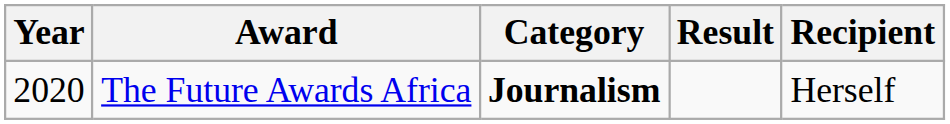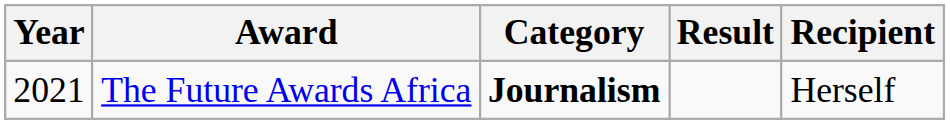(49, 89) 2020 -> (49, 89) 2021
